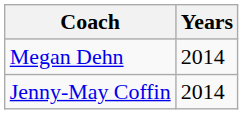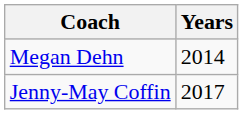(203, 91) 2014 -> (203, 91) 2017
